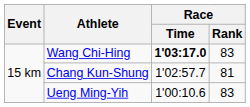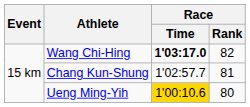(227, 54) 83 -> (227, 54) 82
(180, 93) no background -> (180, 93) gold background
(227, 93) 83 -> (227, 93) 80
